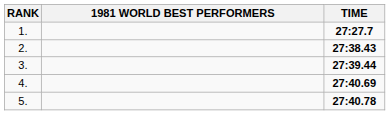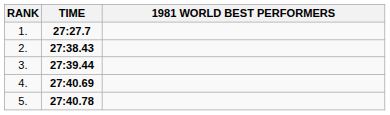columns swapped: (183, 14) <-> (354, 14)
